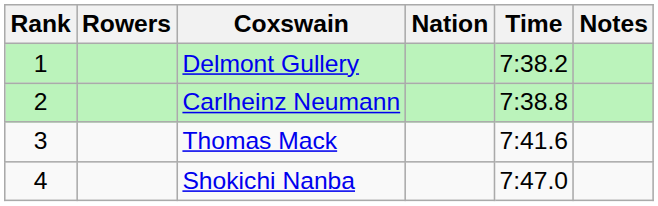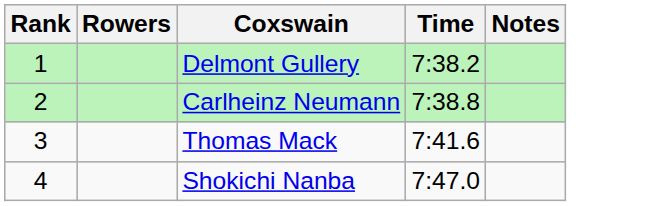- column: (450, 24)
